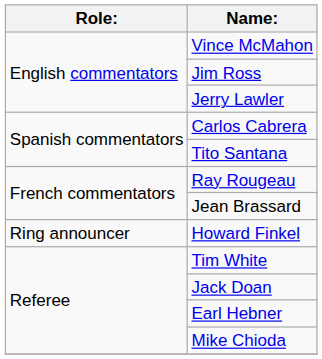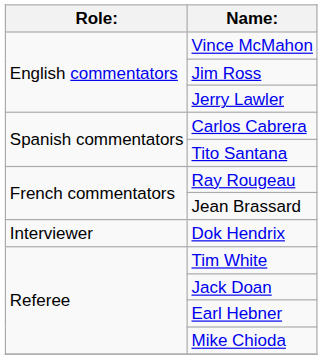+ row: (238, 233)
- row: (246, 233)
